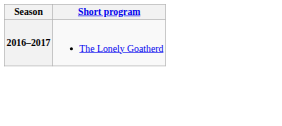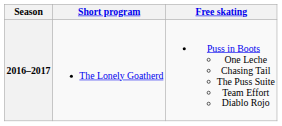+ column: (221, 12)
